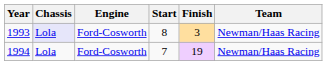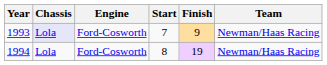(164, 33) 8 -> (164, 33) 7
(197, 33) 3 -> (197, 33) 9
(164, 51) 7 -> (164, 51) 8
